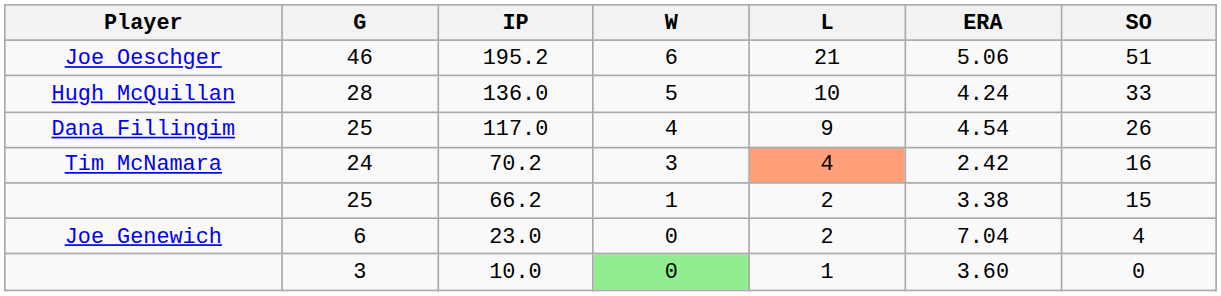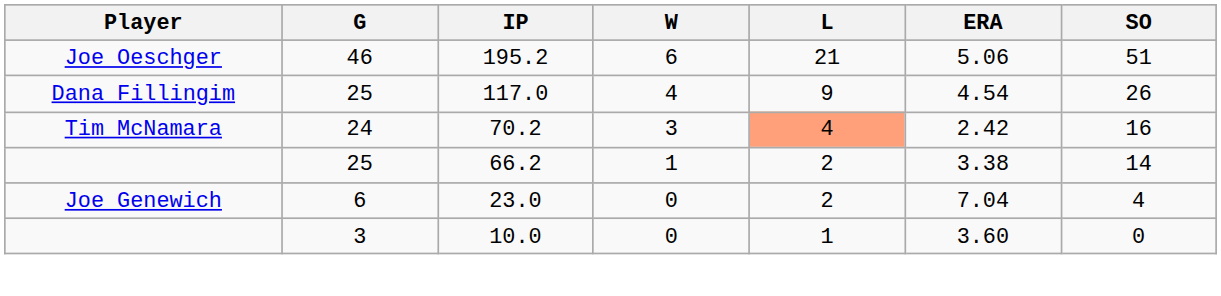- row: (515, 94)
(1139, 201) 15 -> (1139, 165) 14
(671, 272) lightgreen background -> (671, 236) no background
